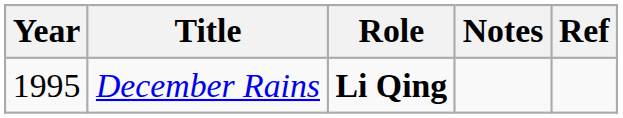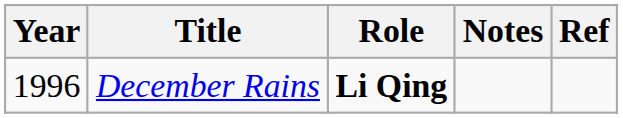(47, 84) 1995 -> (47, 84) 1996
